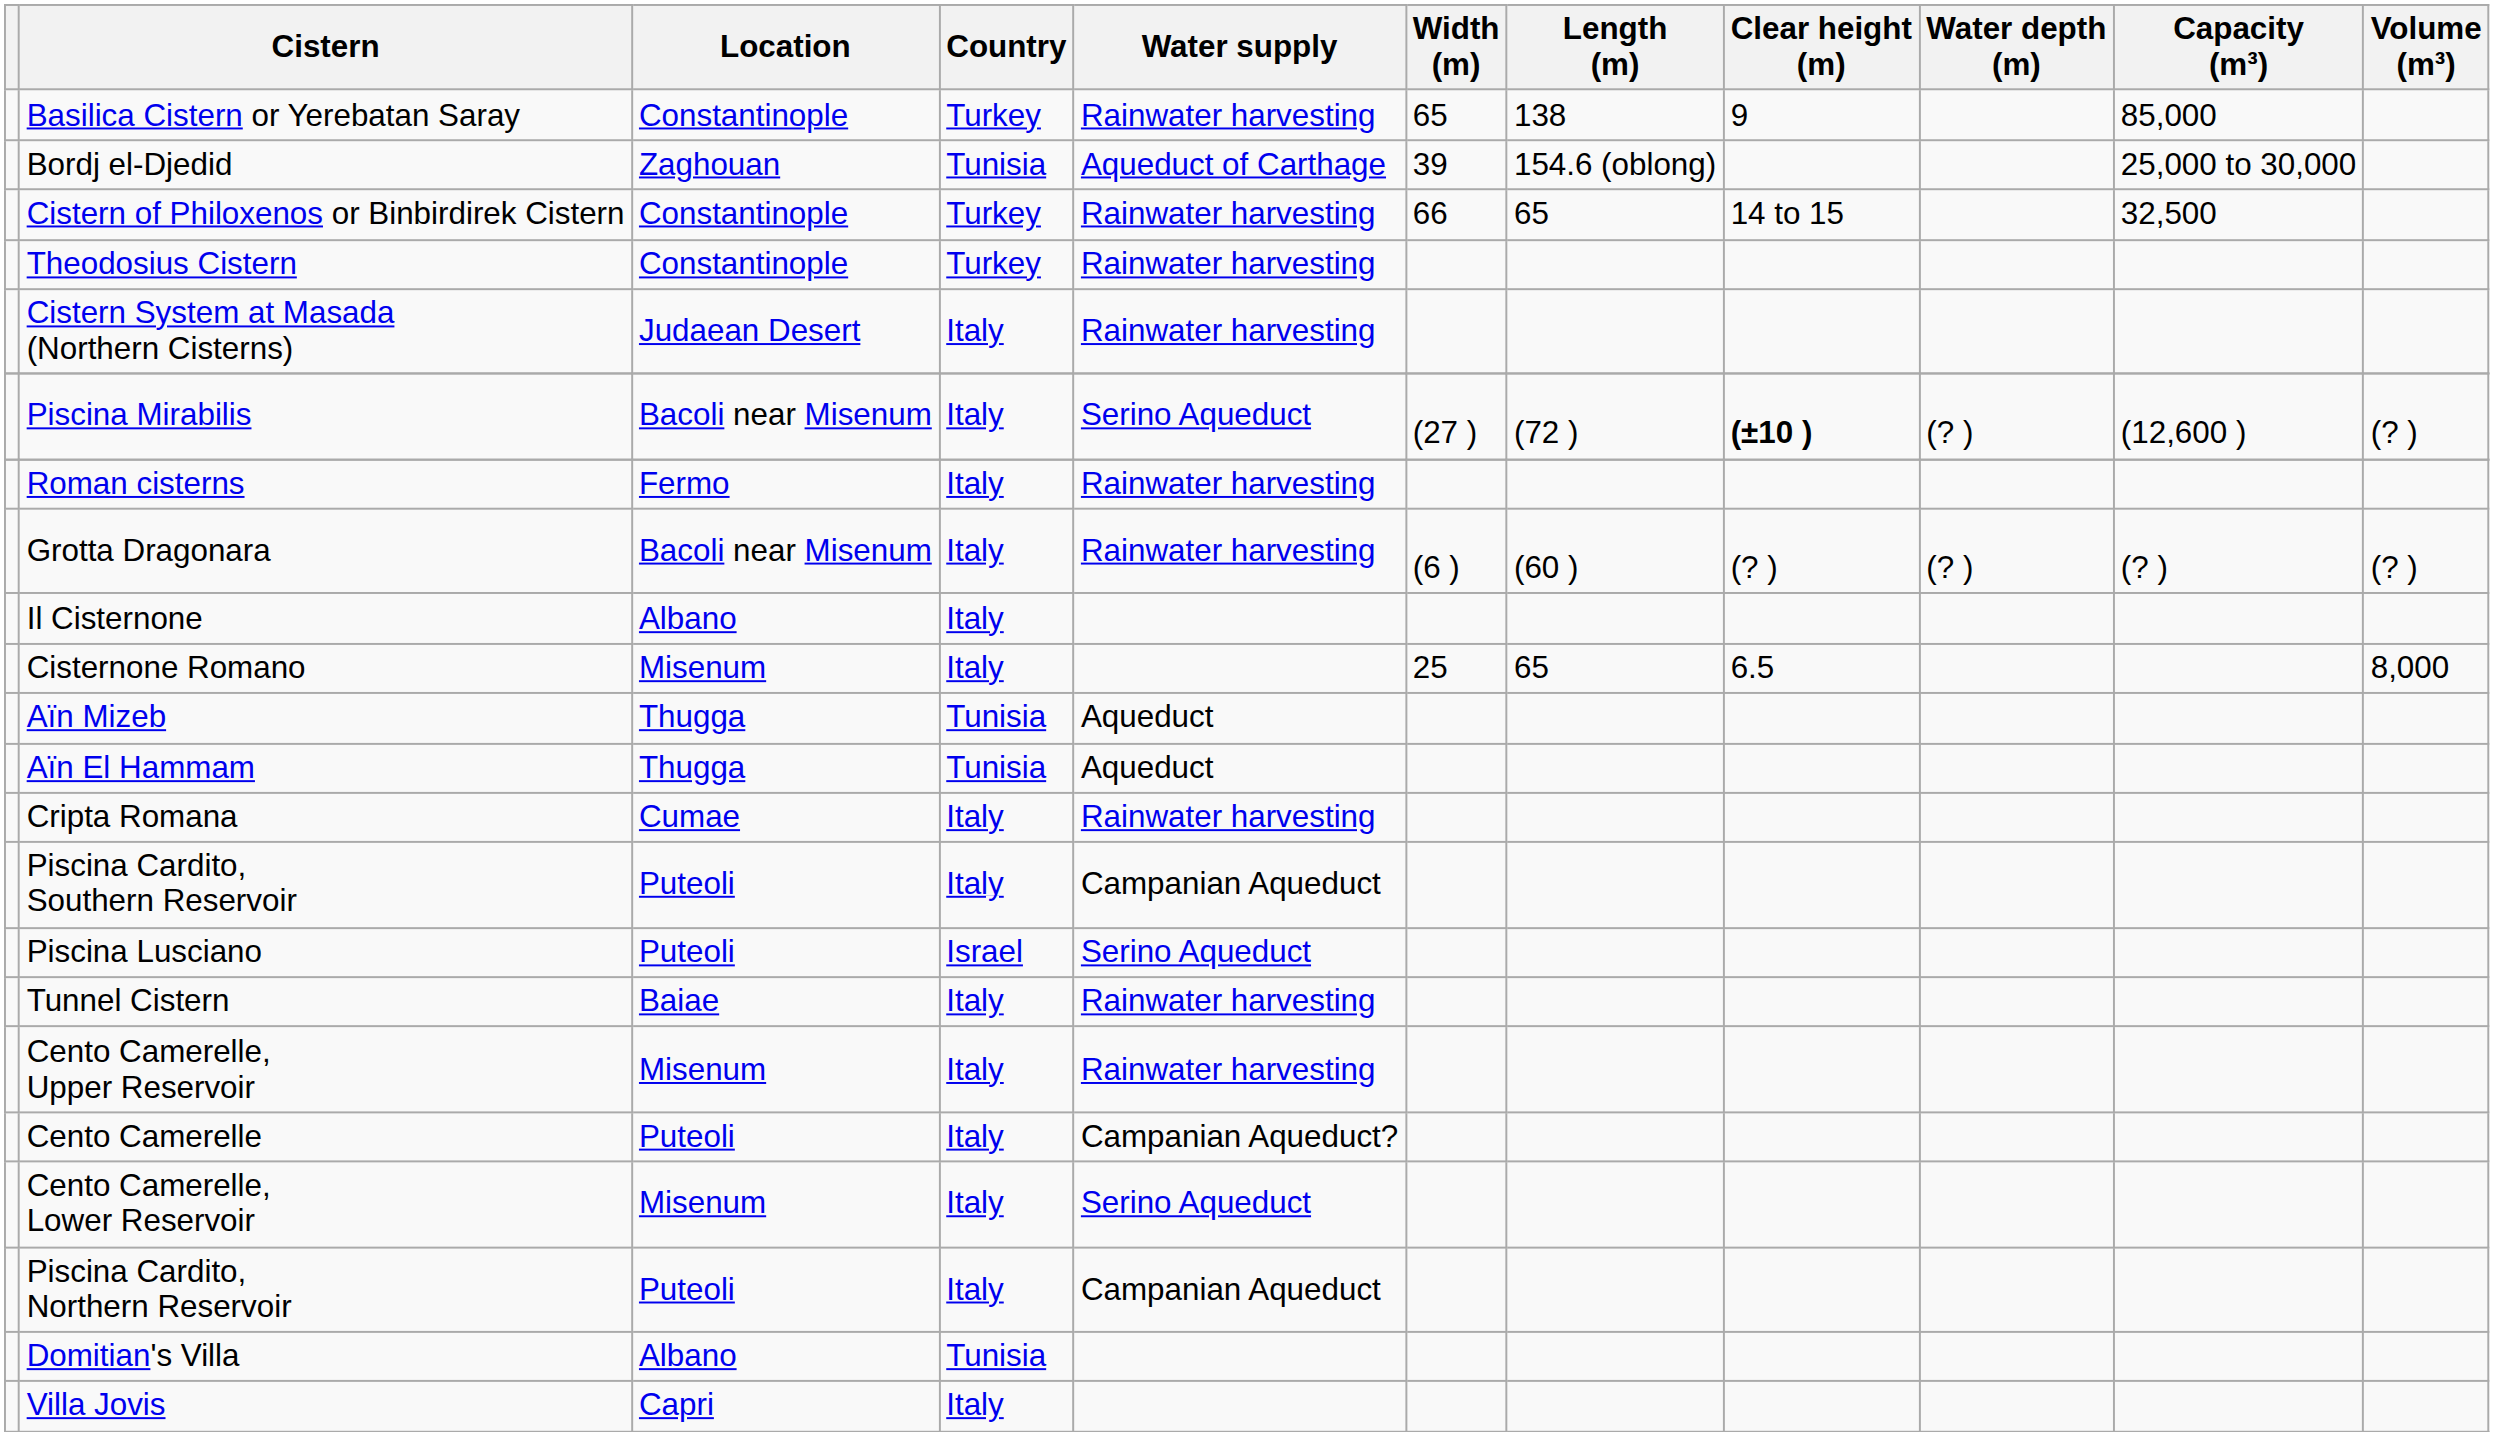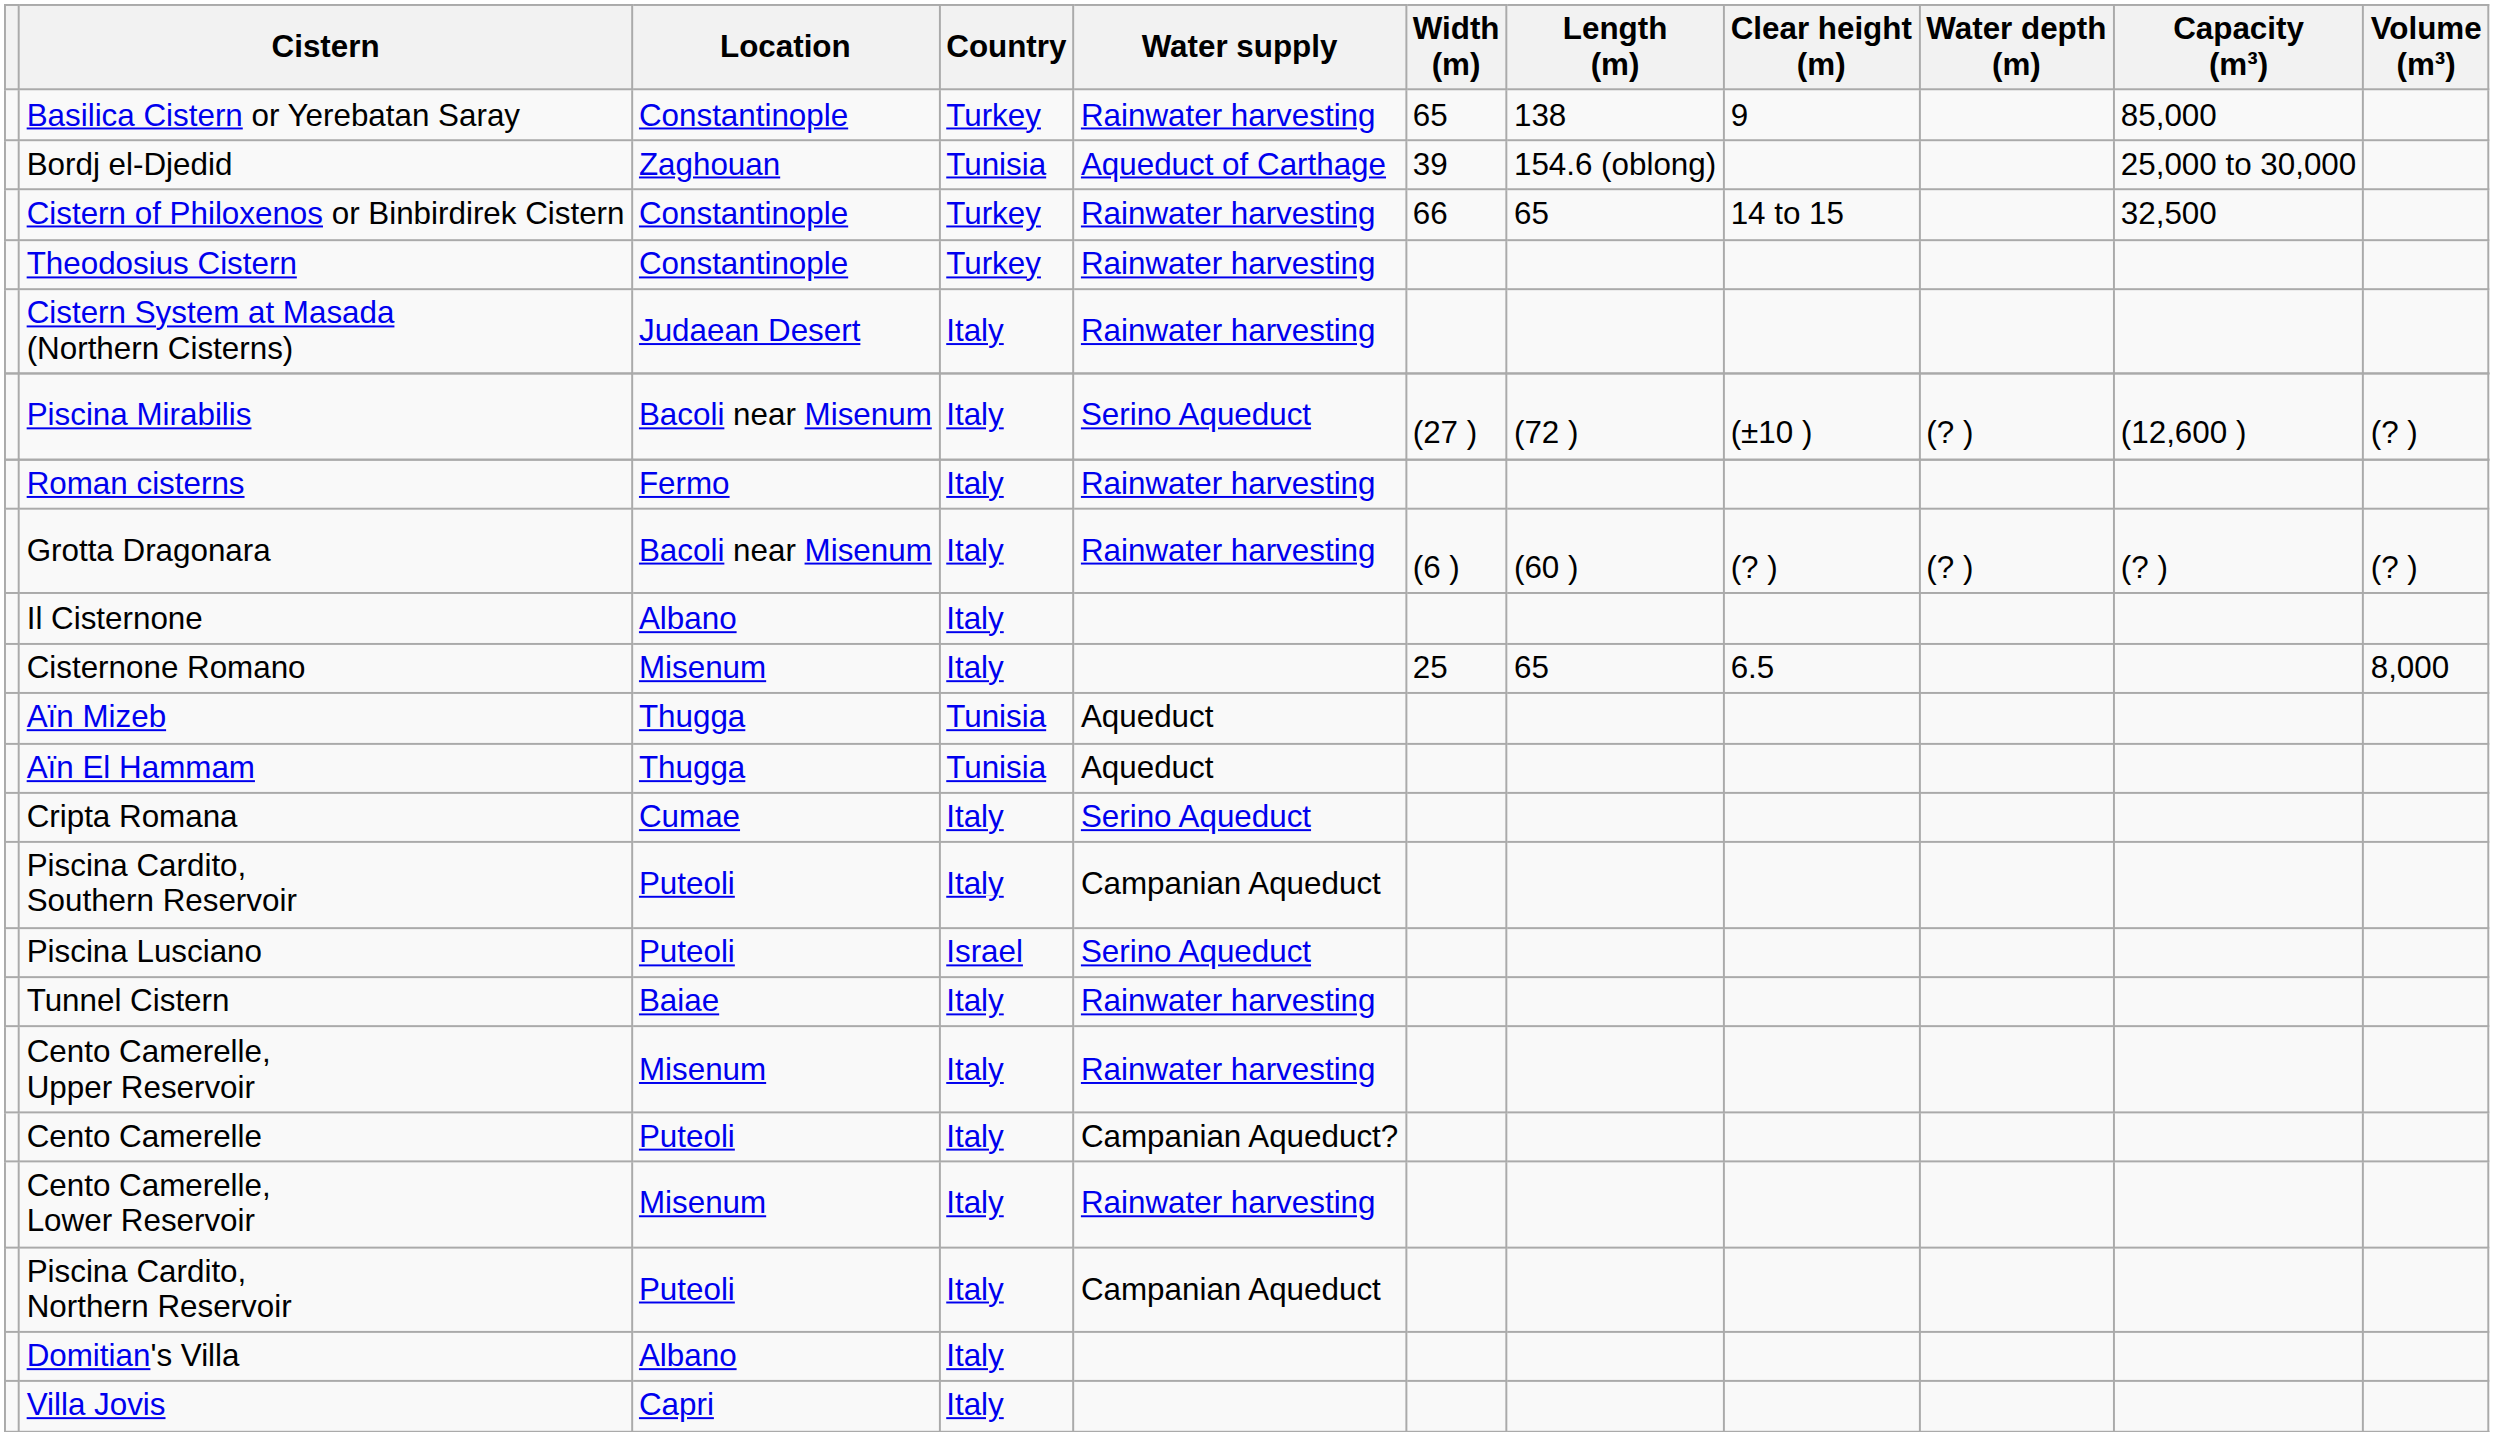(1771, 433) bold -> (1771, 433) normal
(1228, 817) Rainwater harvesting -> (1196, 817) Serino Aqueduct
(1196, 1203) Serino Aqueduct -> (1228, 1203) Rainwater harvesting
(996, 1356) Tunisia -> (975, 1356) Italy
